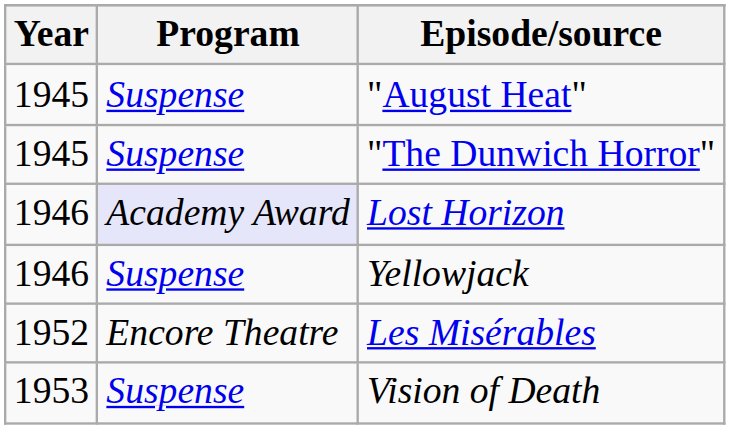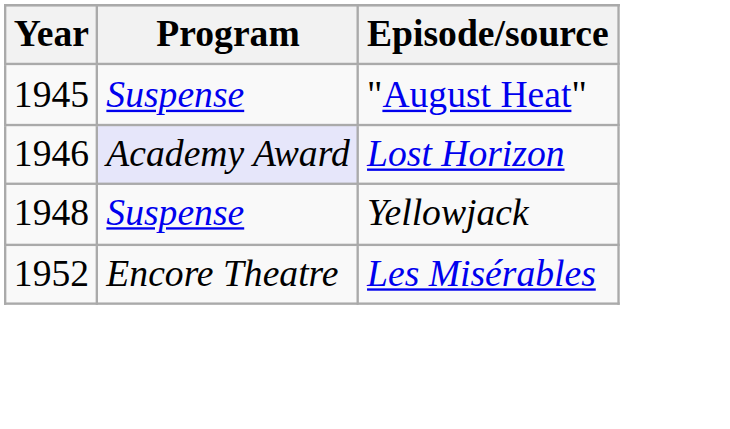- row: (541, 153)
(51, 272) 1946 -> (51, 213) 1948
- row: (484, 392)
